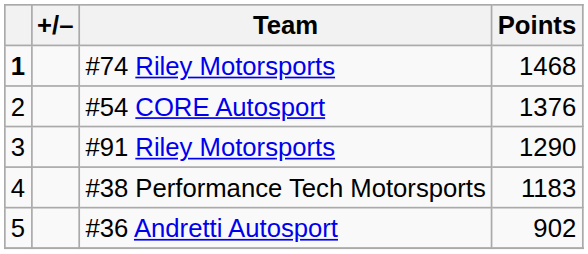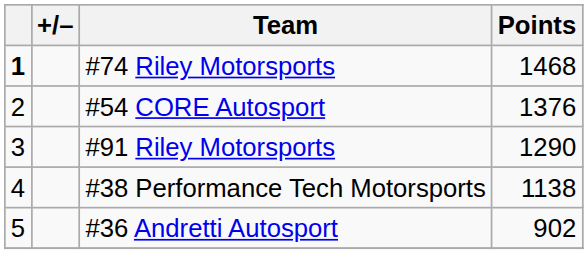(549, 188) 1183 -> (549, 188) 1138
